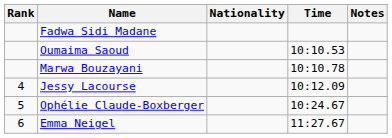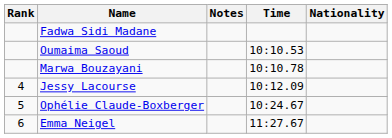columns swapped: (247, 14) <-> (367, 14)
